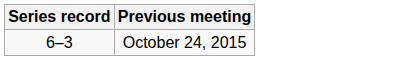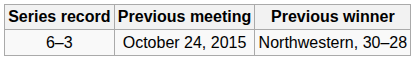+ column: (333, 17)
